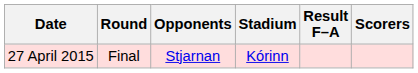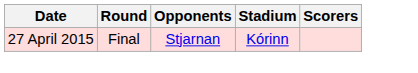- column: (326, 24)
